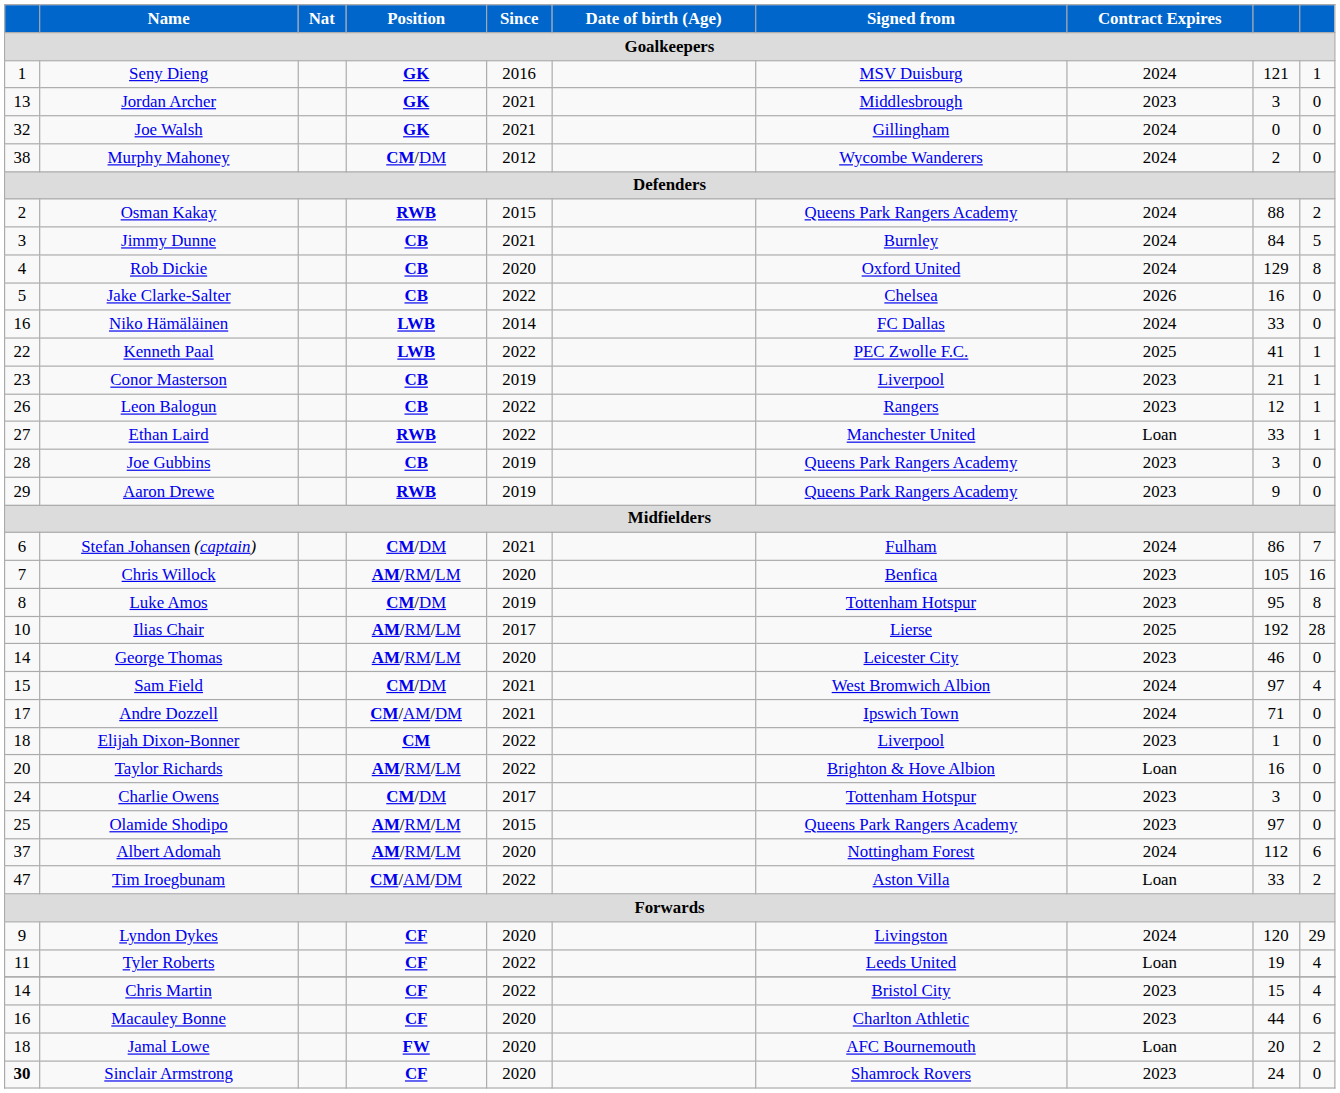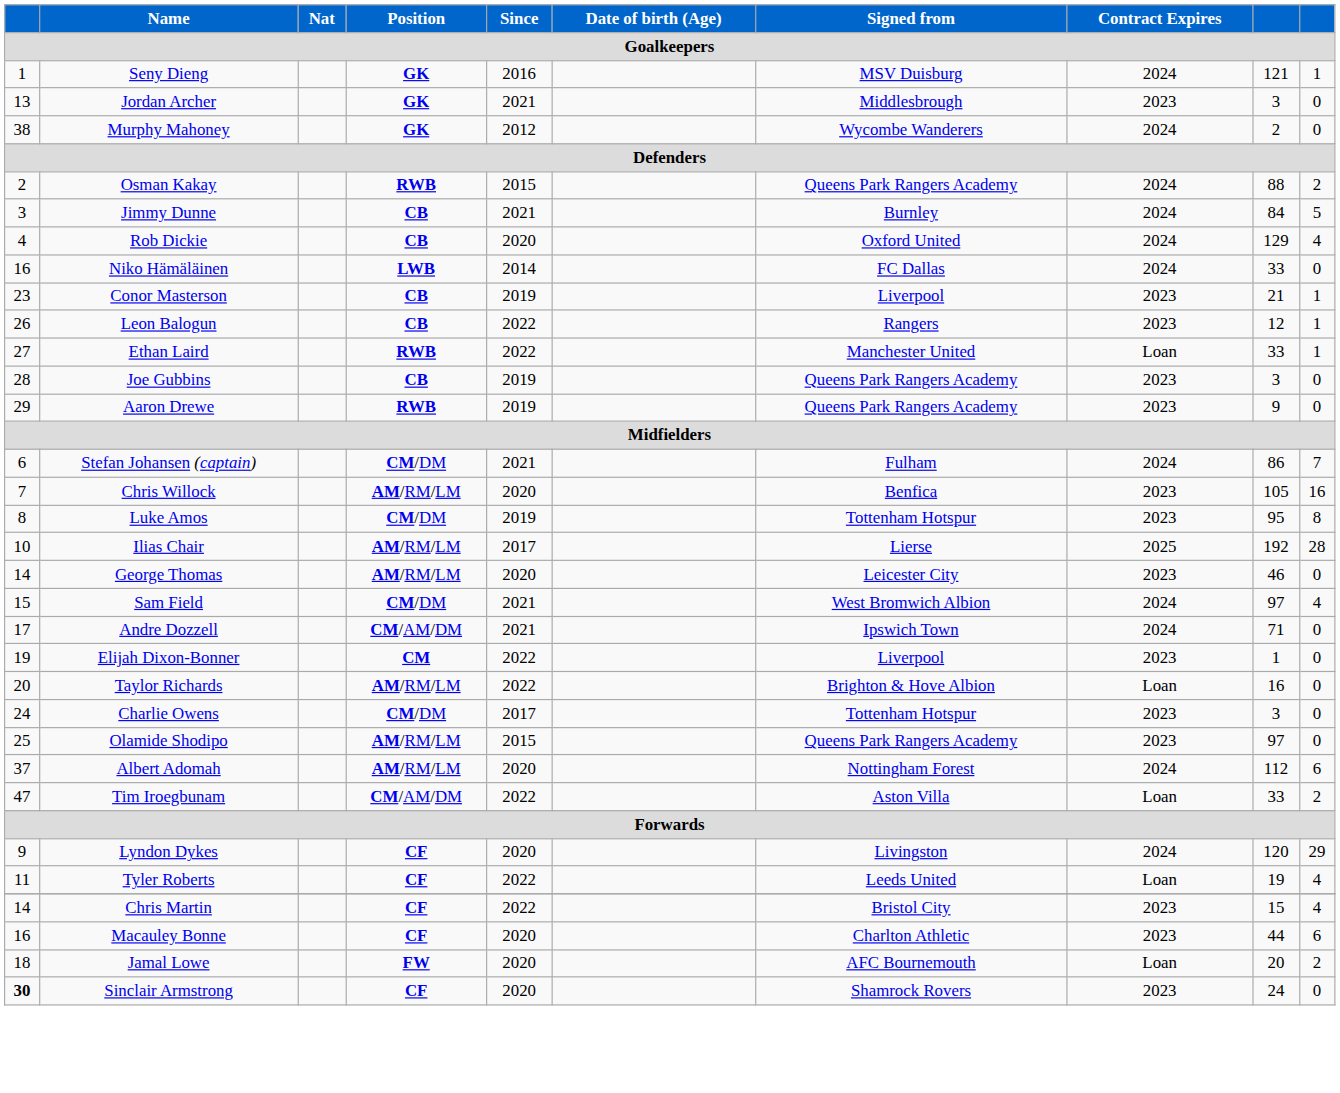- row: (169, 129)
(416, 157) CM/DM -> (416, 129) GK
(1317, 268) 8 -> (1317, 241) 4
- row: (169, 296)
- row: (169, 352)
(22, 741) 18 -> (22, 657) 19
